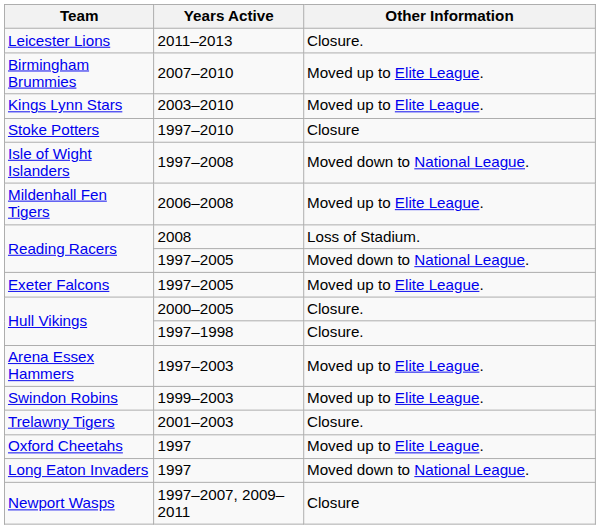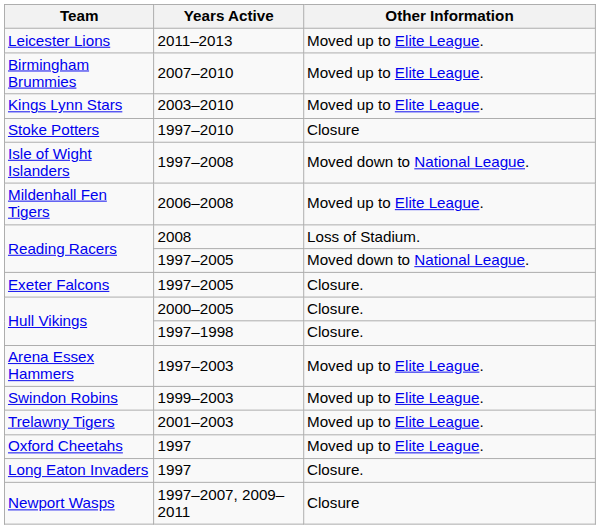(335, 40) Closure. -> (395, 40) Moved up to Elite League.
(395, 284) Moved up to Elite League. -> (335, 284) Closure.
(335, 422) Closure. -> (395, 422) Moved up to Elite League.
(418, 470) Moved down to National League. -> (335, 470) Closure.
